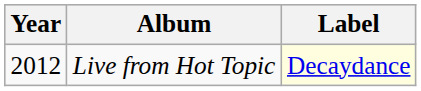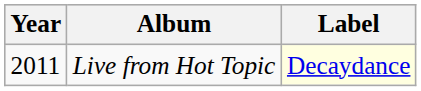(36, 64) 2012 -> (35, 64) 2011
